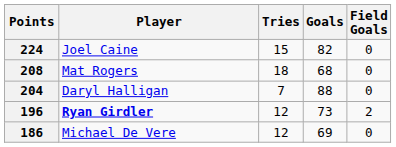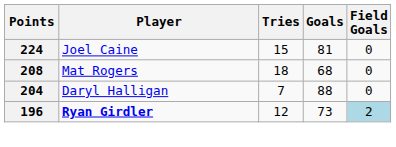(325, 50) 82 -> (325, 50) 81
(369, 112) no background -> (369, 112) lightblue background
- row: (32, 132)
